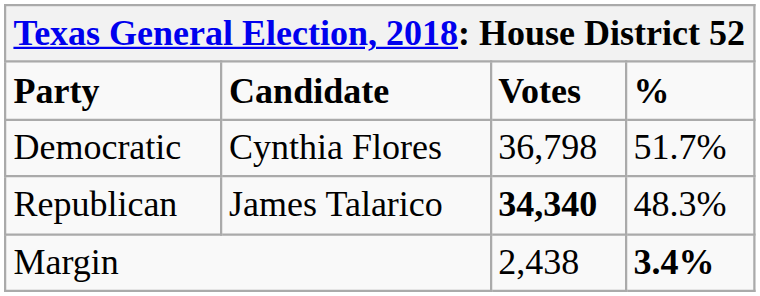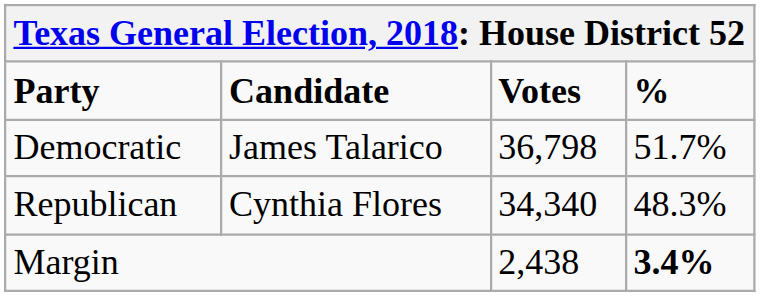(336, 147) Cynthia Flores -> (336, 147) James Talarico
(336, 204) James Talarico -> (336, 204) Cynthia Flores
(548, 204) bold -> (548, 204) normal
